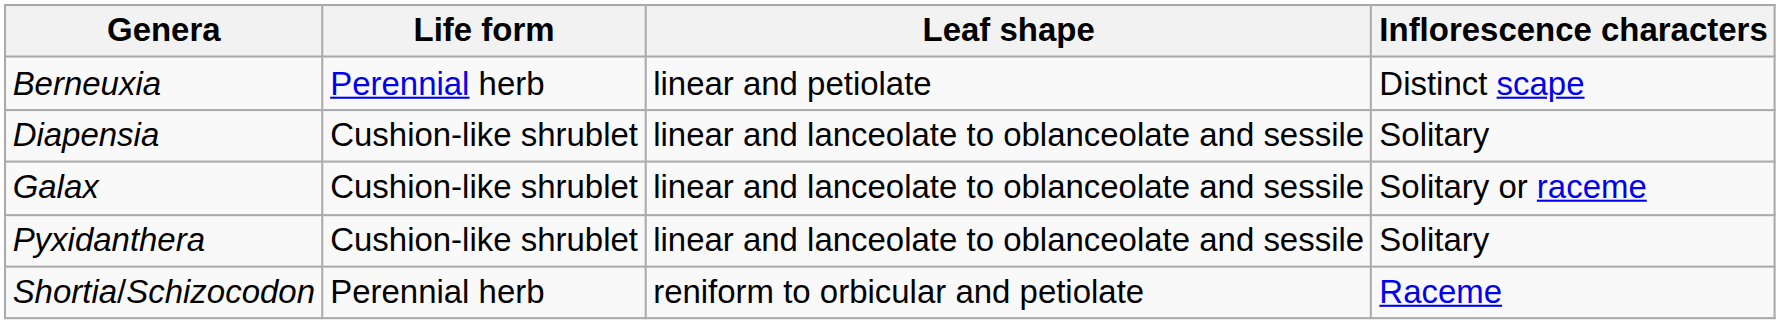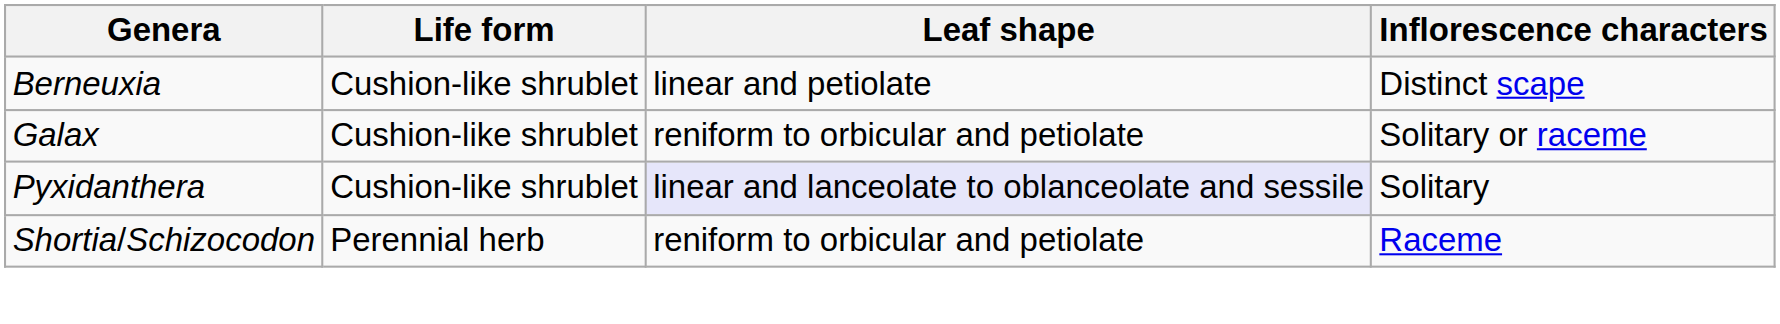(437, 82) Perennial herb -> (484, 82) Cushion-like shrublet
- row: (86, 135)
(1009, 187) linear and lanceolate to oblanceolate and sessile -> (899, 135) reniform to orbicular and petiolate
(1009, 239) no background -> (1009, 187) lavender background
